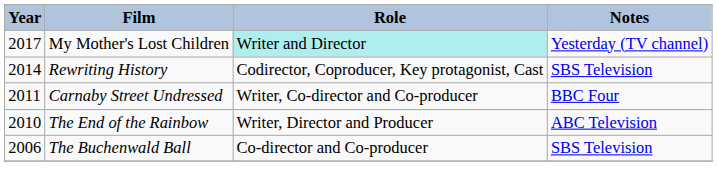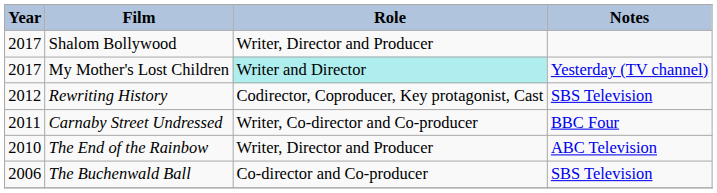+ row: (113, 43)
(25, 69) 2014 -> (25, 95) 2012
